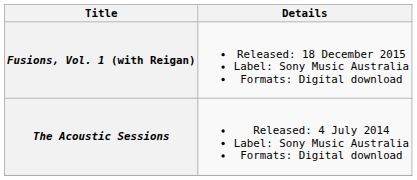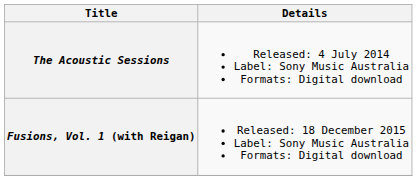rows swapped: (101, 137) <-> (101, 60)
